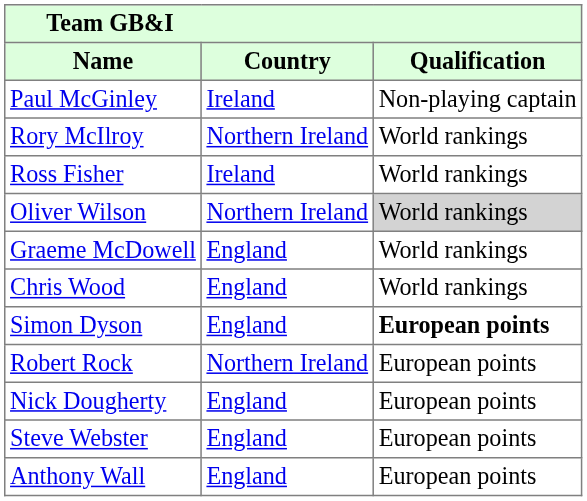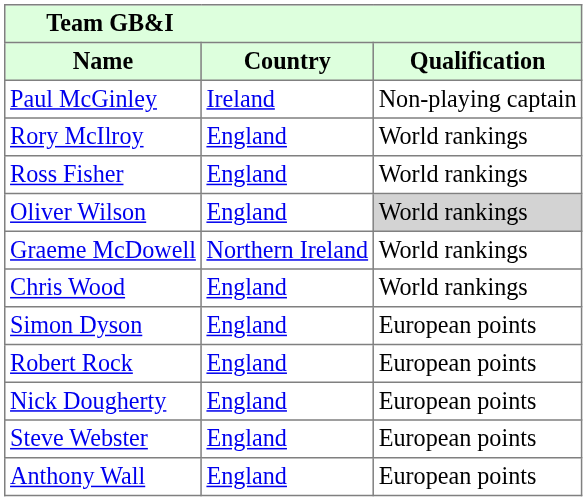(287, 136) Northern Ireland -> (247, 136) England
(241, 174) Ireland -> (247, 174) England
(287, 212) Northern Ireland -> (247, 212) England
(247, 249) England -> (287, 249) Northern Ireland
(464, 325) bold -> (458, 325) normal
(287, 363) Northern Ireland -> (247, 363) England
